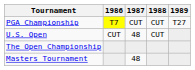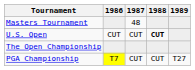rows swapped: (47, 59) <-> (42, 23)
(136, 35) 48 -> (136, 35) CUT
(158, 35) normal -> (158, 35) bold
